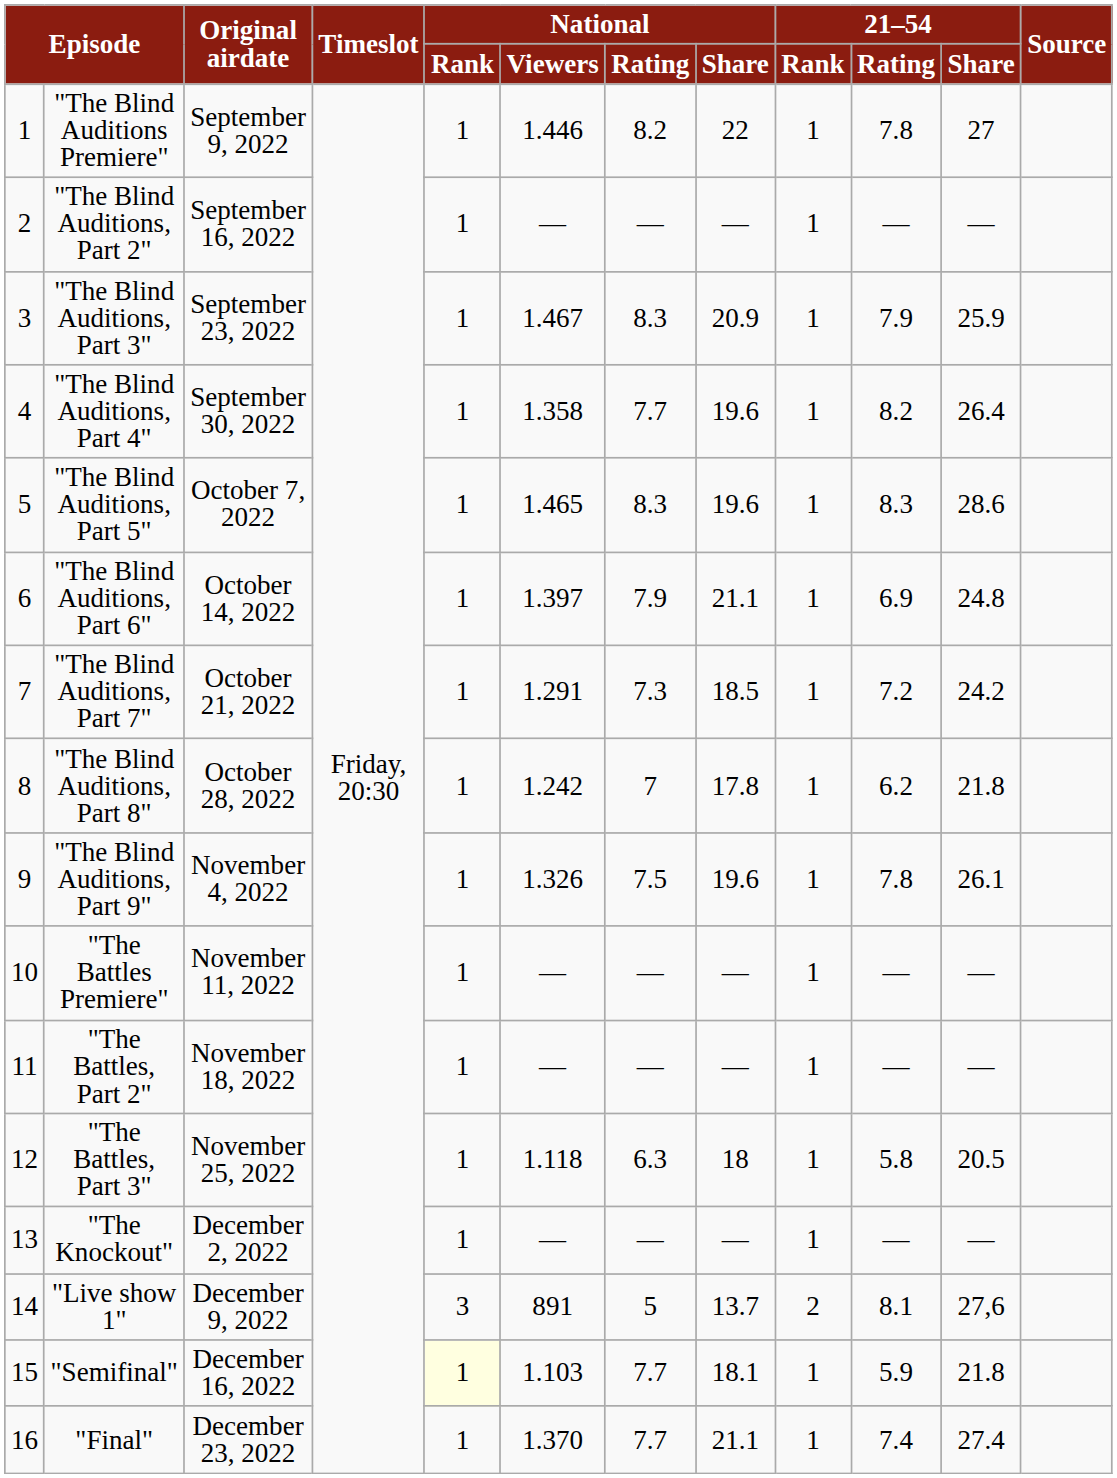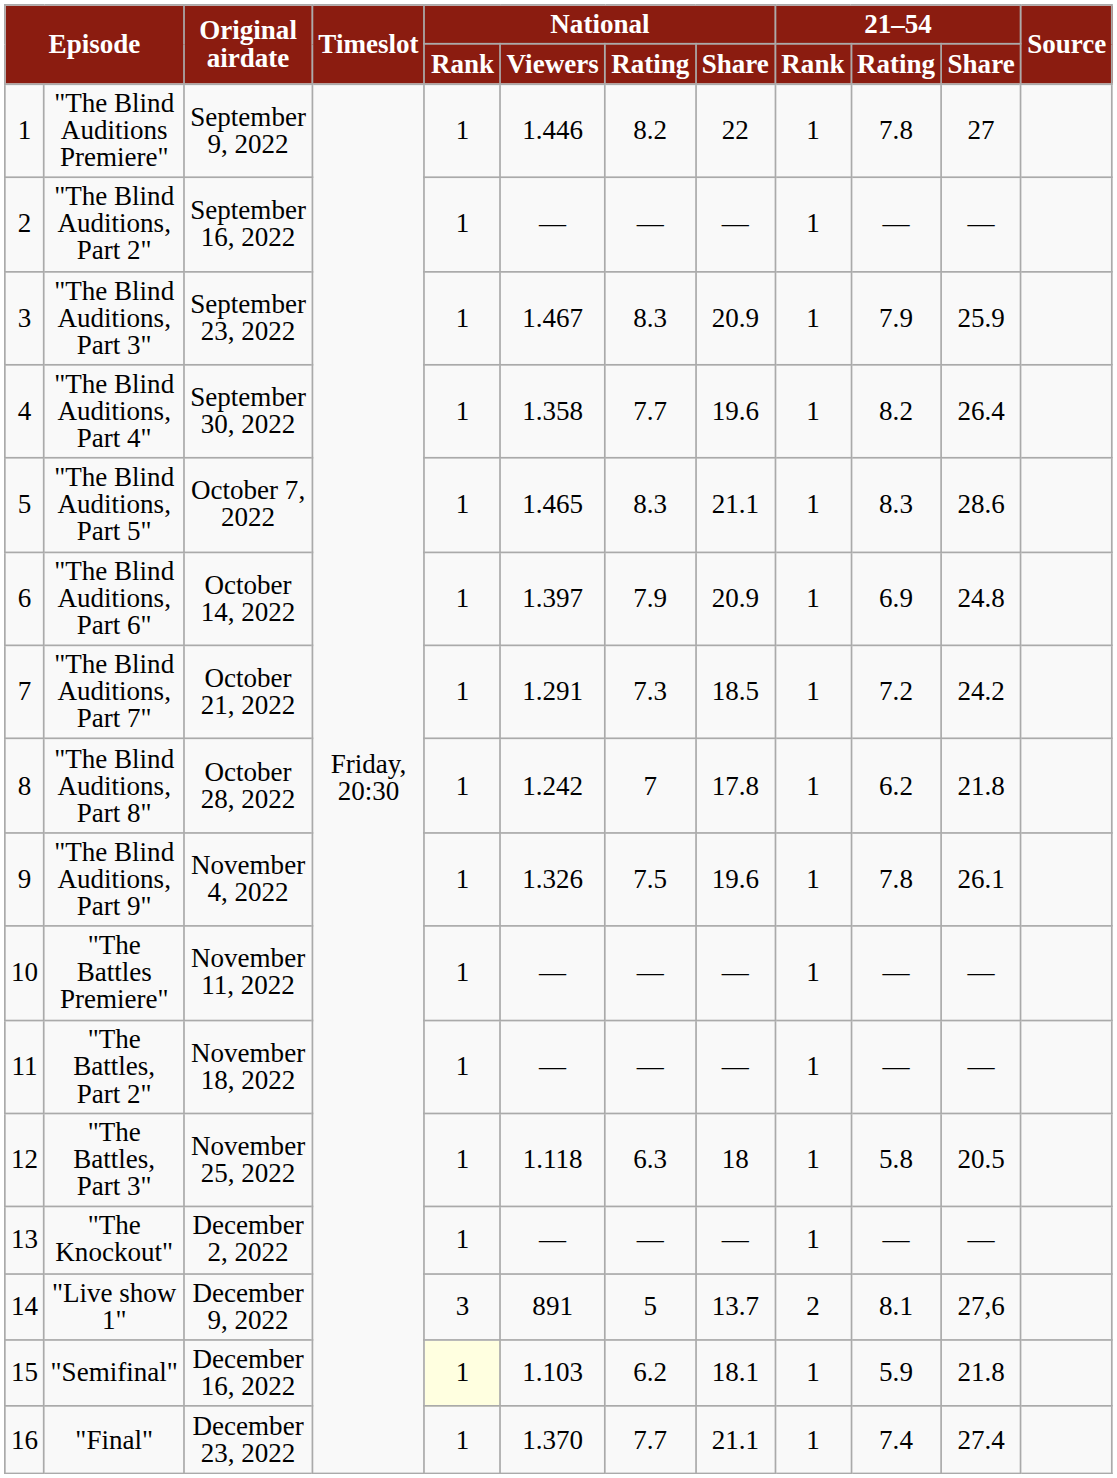(735, 504) 19.6 -> (735, 504) 21.1
(735, 598) 21.1 -> (735, 598) 20.9
(650, 1372) 7.7 -> (650, 1372) 6.2
